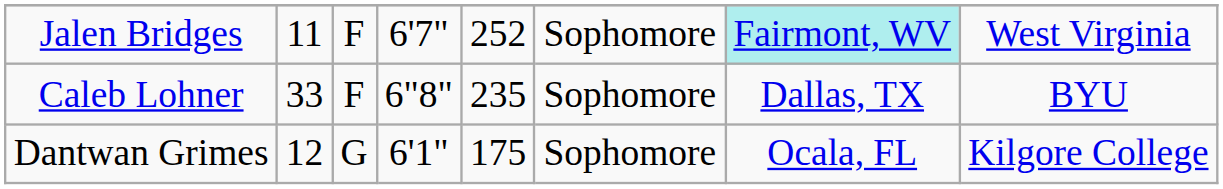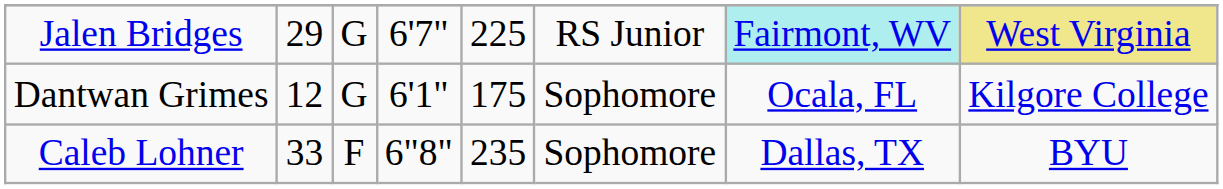(305, 34) 11 -> (305, 34) 29
(354, 34) F -> (354, 34) G
(498, 34) 252 -> (498, 34) 225
(630, 34) Sophomore -> (630, 34) RS Junior
(1088, 34) no background -> (1088, 34) khaki background
rows swapped: (141, 152) <-> (141, 93)
